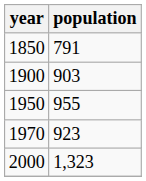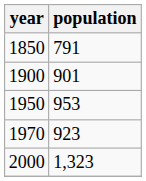(67, 76) 903 -> (67, 76) 901
(67, 104) 955 -> (67, 104) 953
